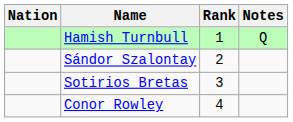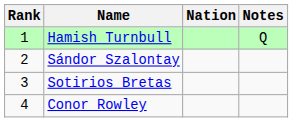columns swapped: (219, 16) <-> (33, 16)
